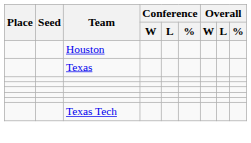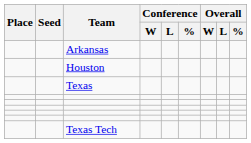+ row: (20, 49)
